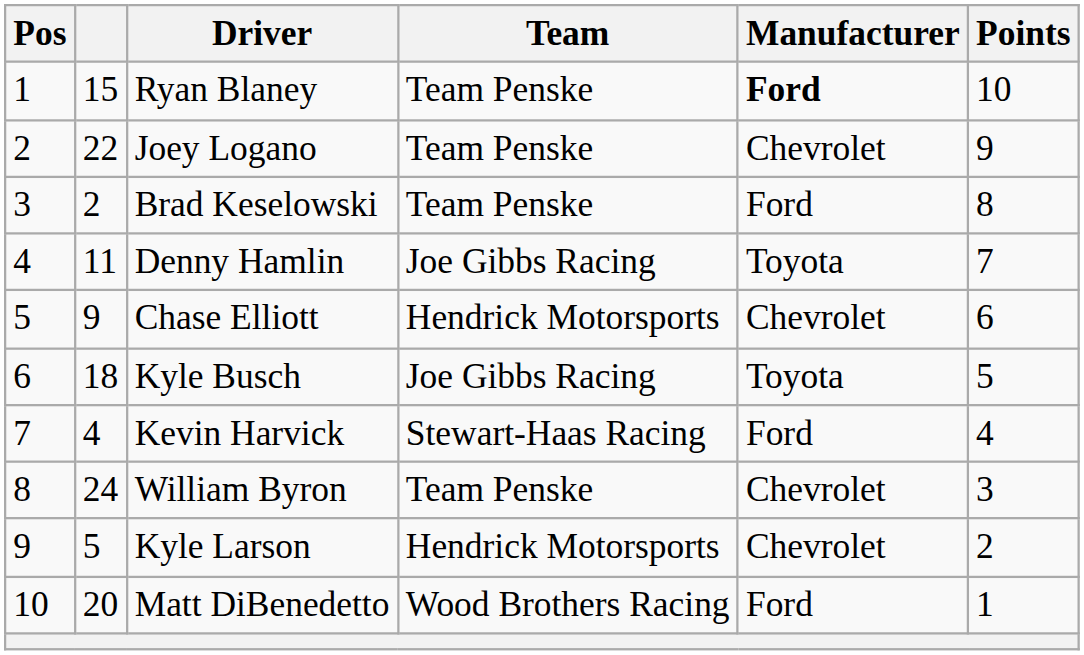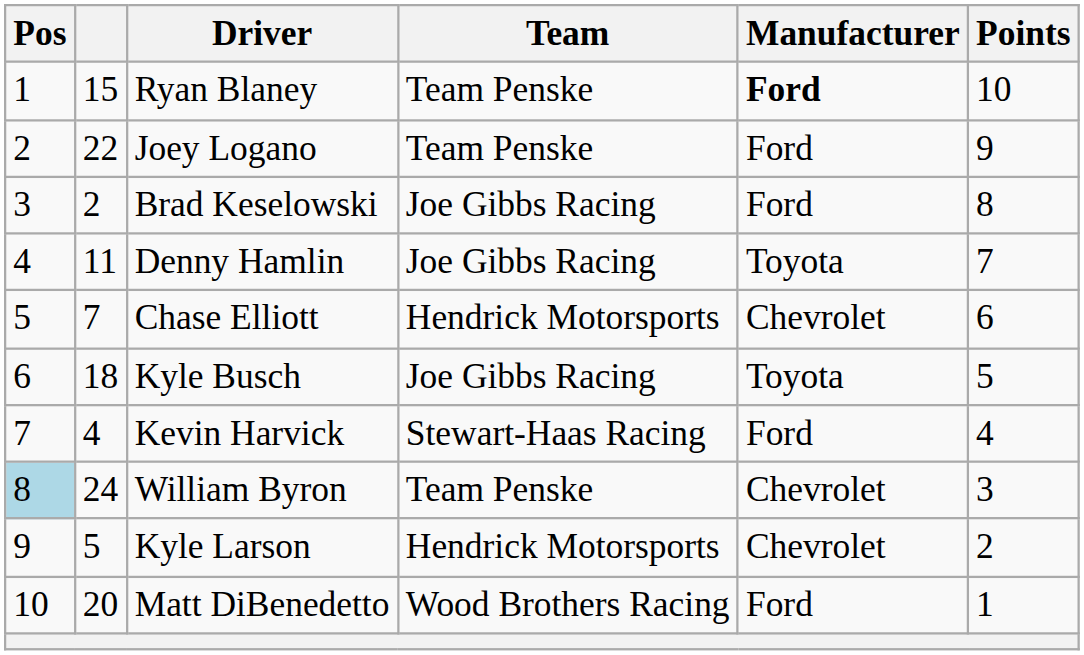(816, 146) Chevrolet -> (779, 146) Ford
(500, 203) Team Penske -> (531, 203) Joe Gibbs Racing
(92, 318) 9 -> (92, 318) 7
(22, 489) no background -> (22, 489) lightblue background
